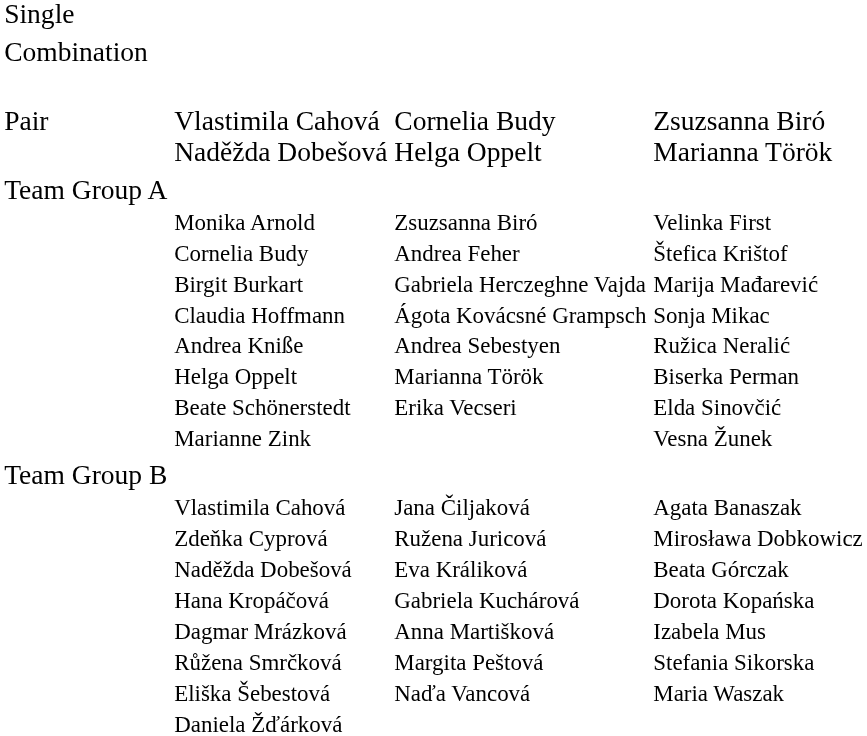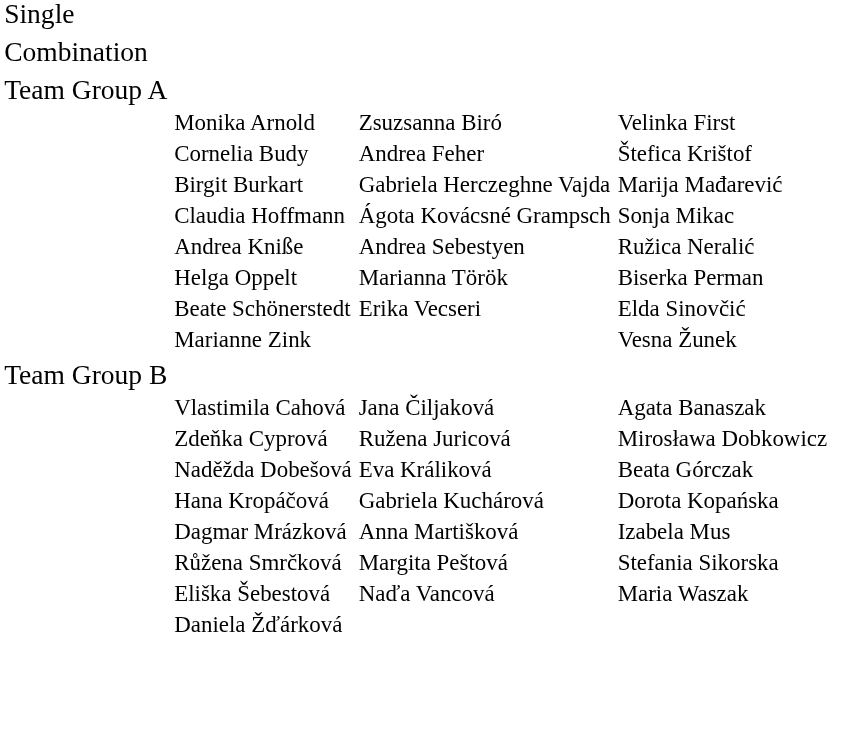- row: (26, 120)
